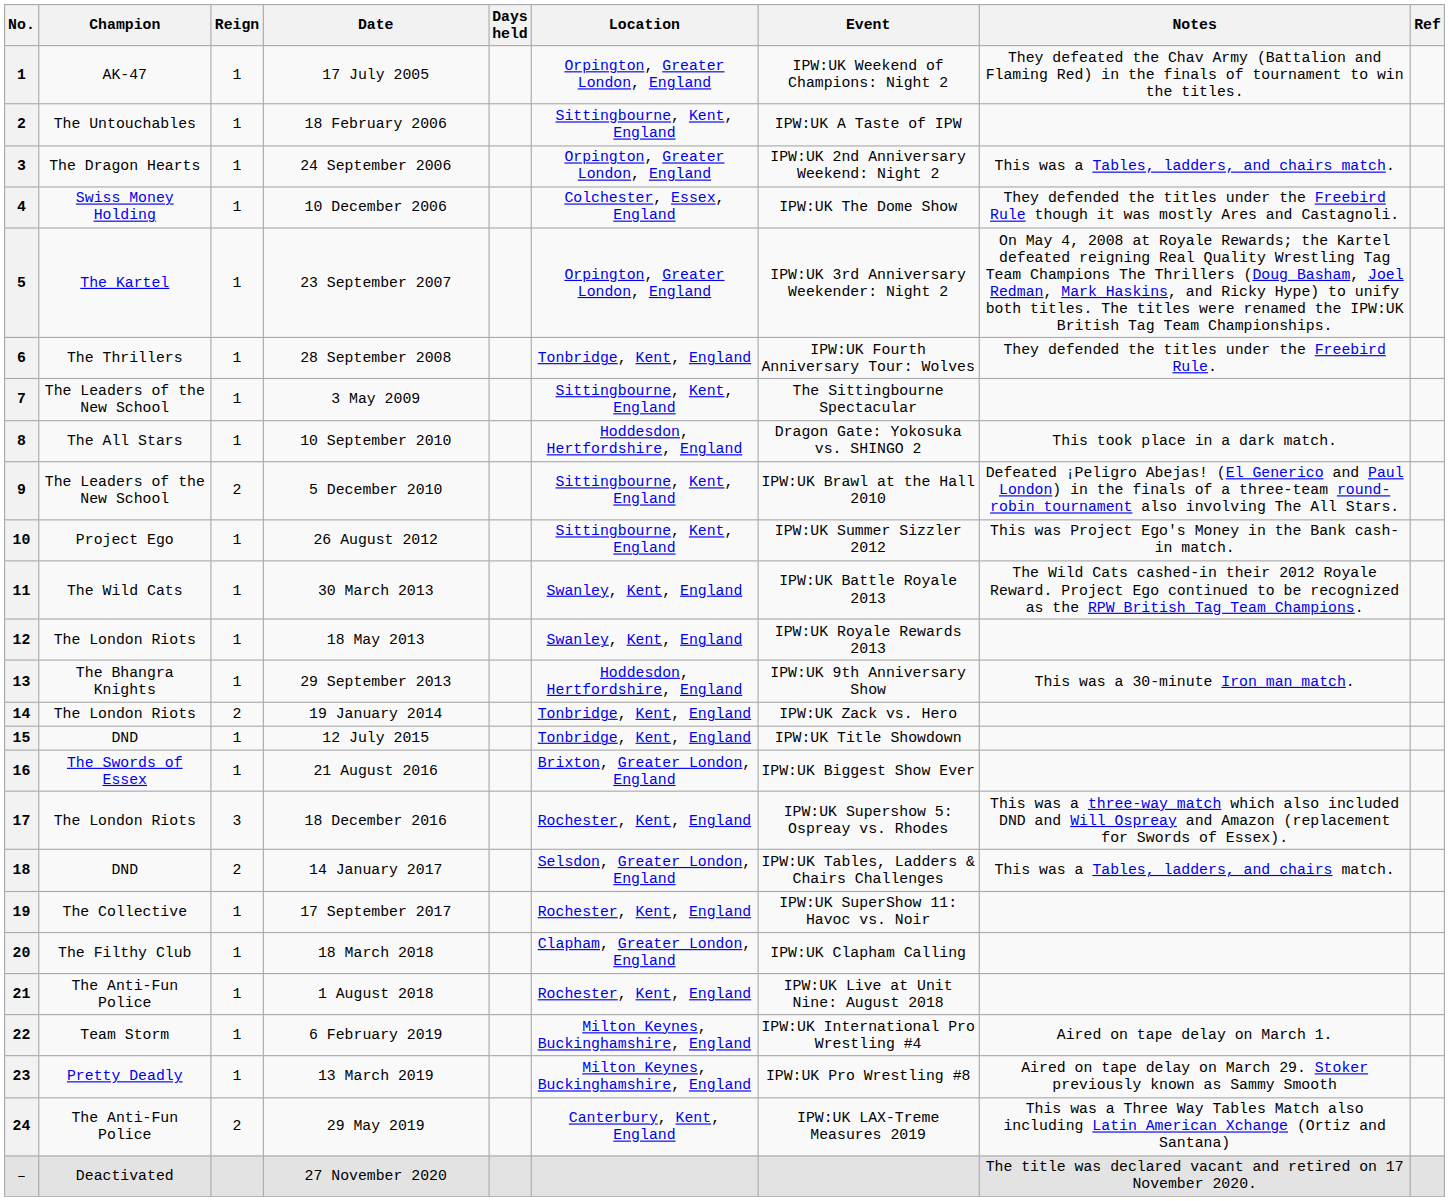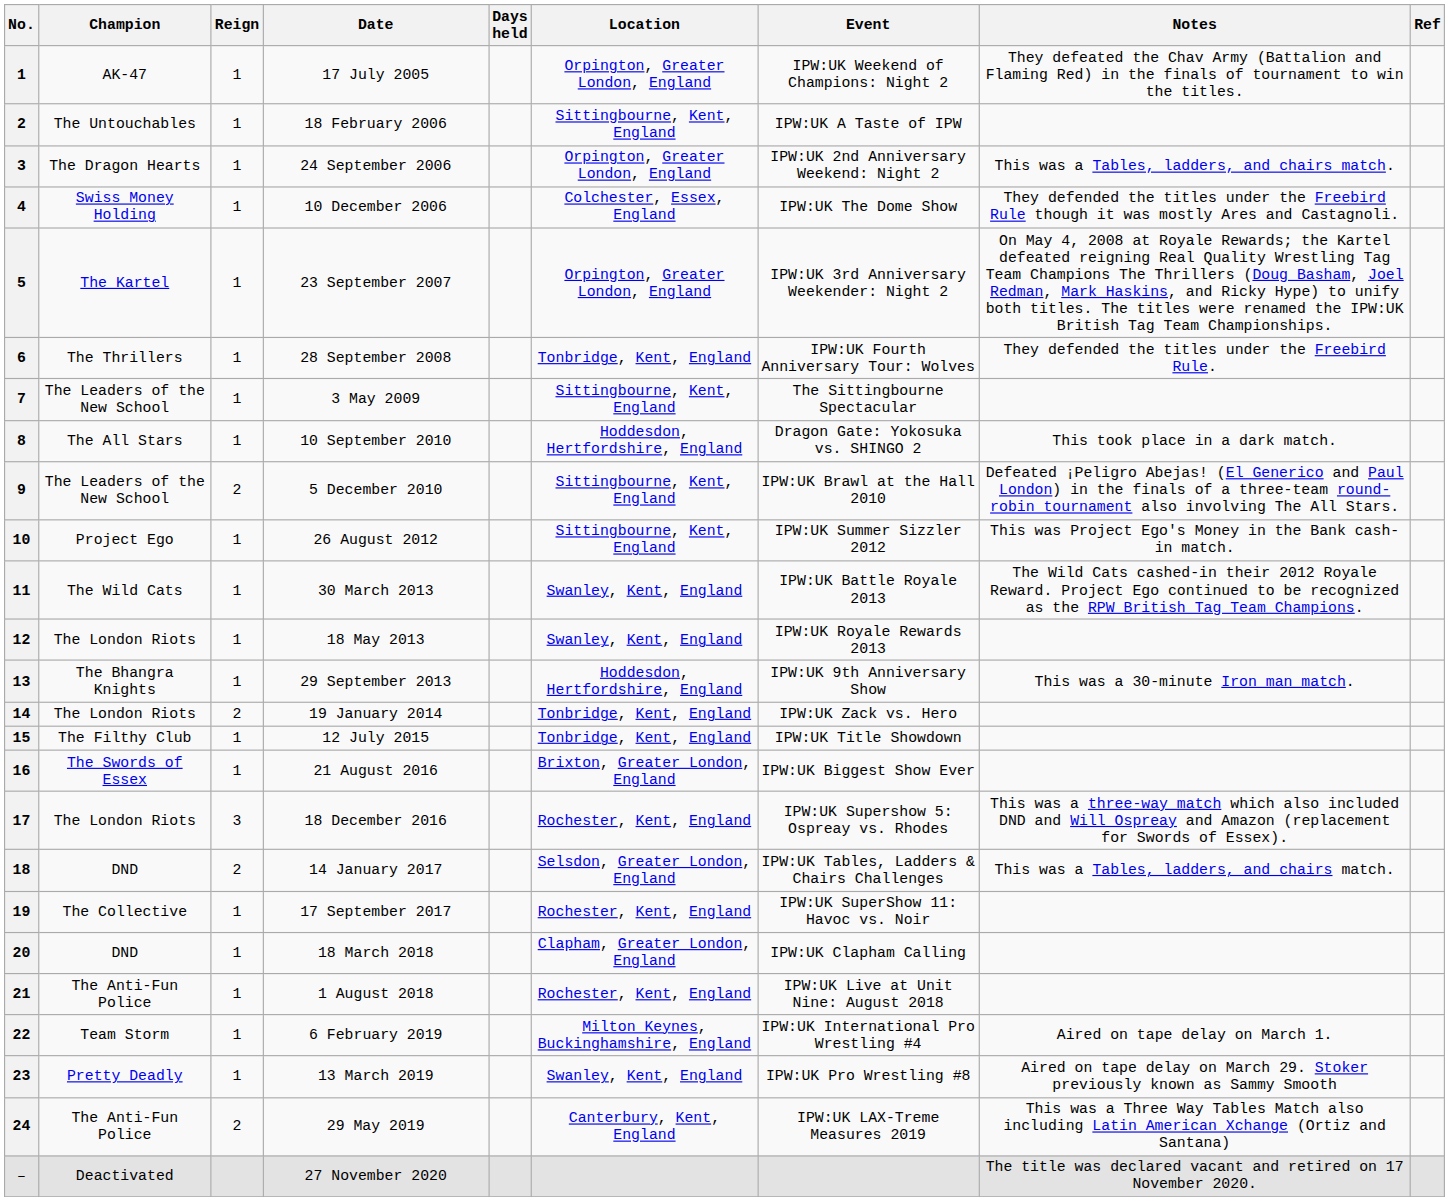(125, 738) DND -> (125, 738) The Filthy Club
(125, 953) The Filthy Club -> (125, 953) DND
(644, 1077) Milton Keynes, Buckinghamshire, England -> (644, 1077) Swanley, Kent, England
